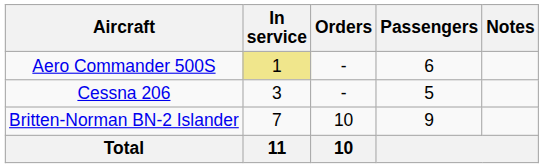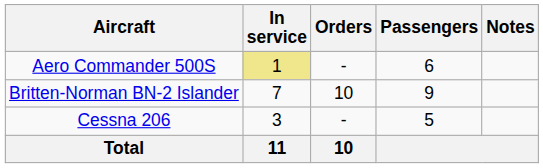rows swapped: (124, 120) <-> (124, 93)
